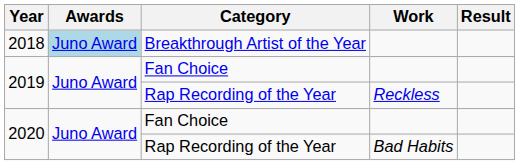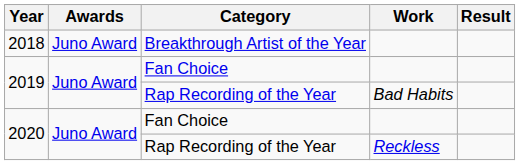(95, 43) lightblue background -> (95, 43) no background
(407, 95) Reckless -> (413, 95) Bad Habits
(413, 146) Bad Habits -> (407, 146) Reckless
